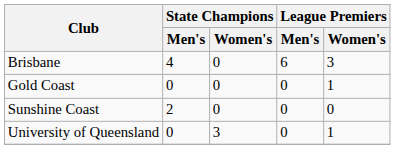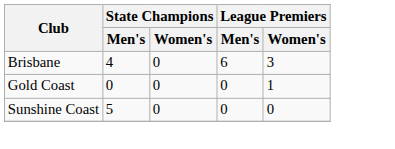(170, 109) 2 -> (110, 109) 5
- row: (83, 132)
